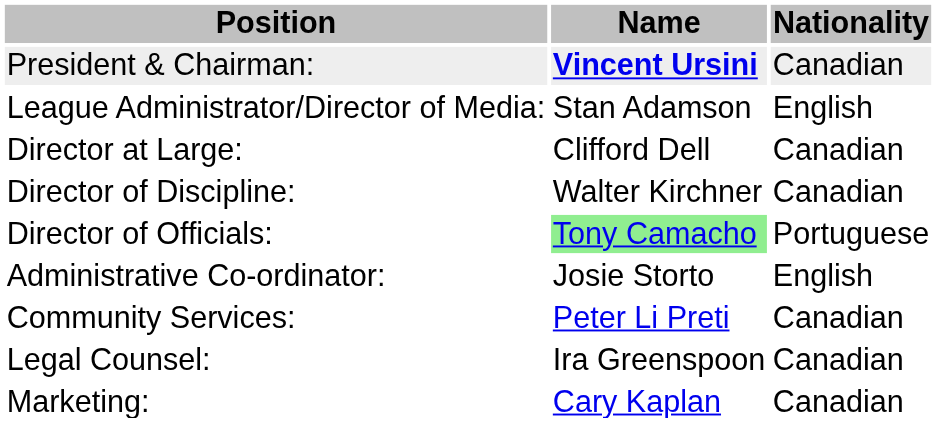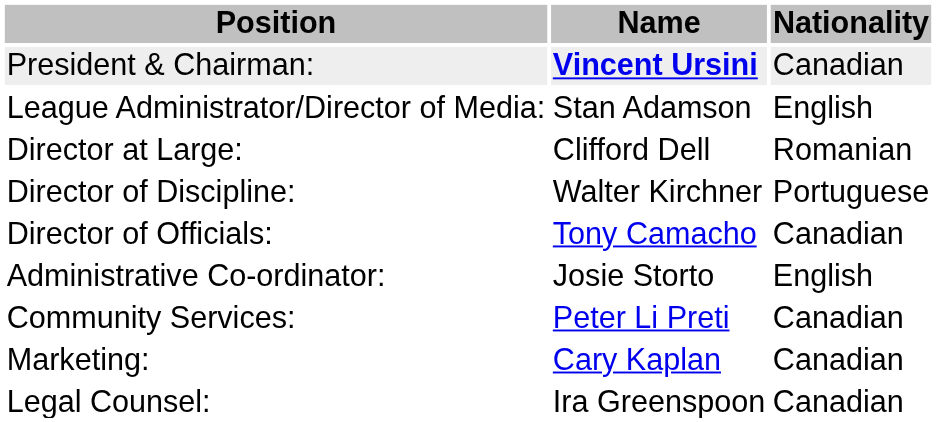(838, 149) Canadian -> (843, 149) Romanian
(838, 191) Canadian -> (851, 191) Portuguese
(655, 233) lightgreen background -> (655, 233) no background
(851, 233) Portuguese -> (838, 233) Canadian
rows swapped: (109, 359) <-> (78, 401)
